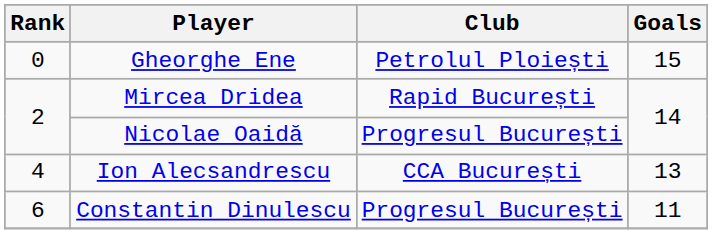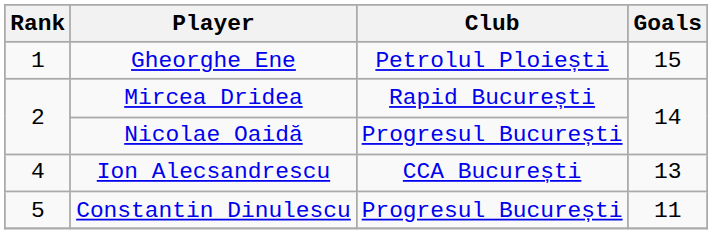(38, 61) 0 -> (38, 61) 1
(38, 210) 6 -> (38, 210) 5
